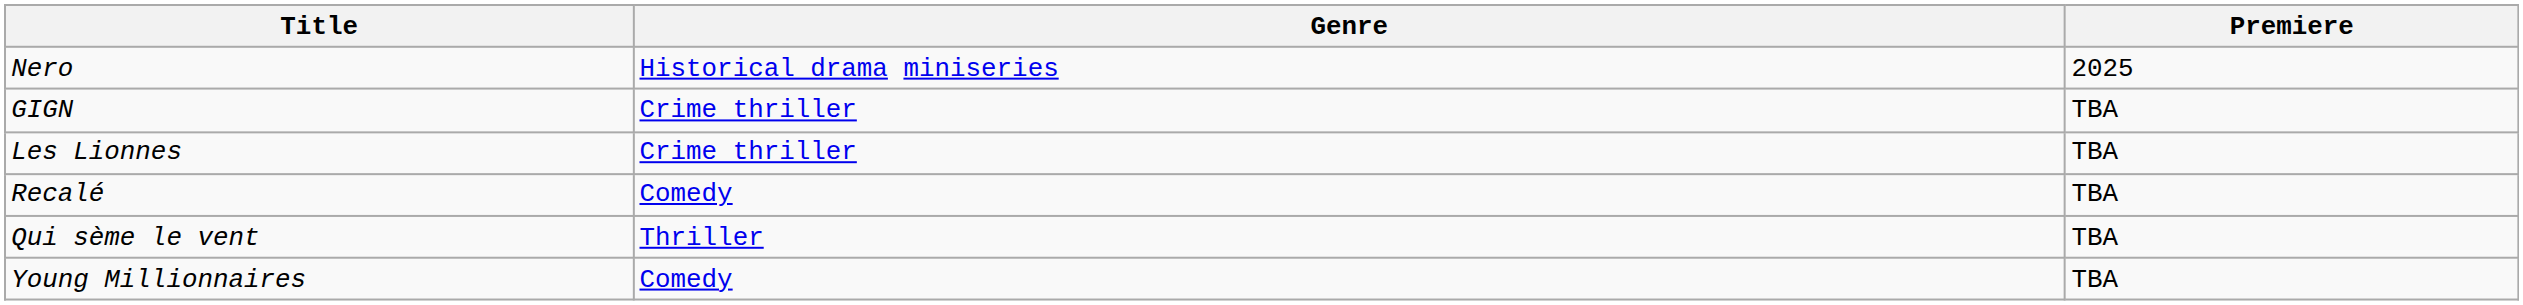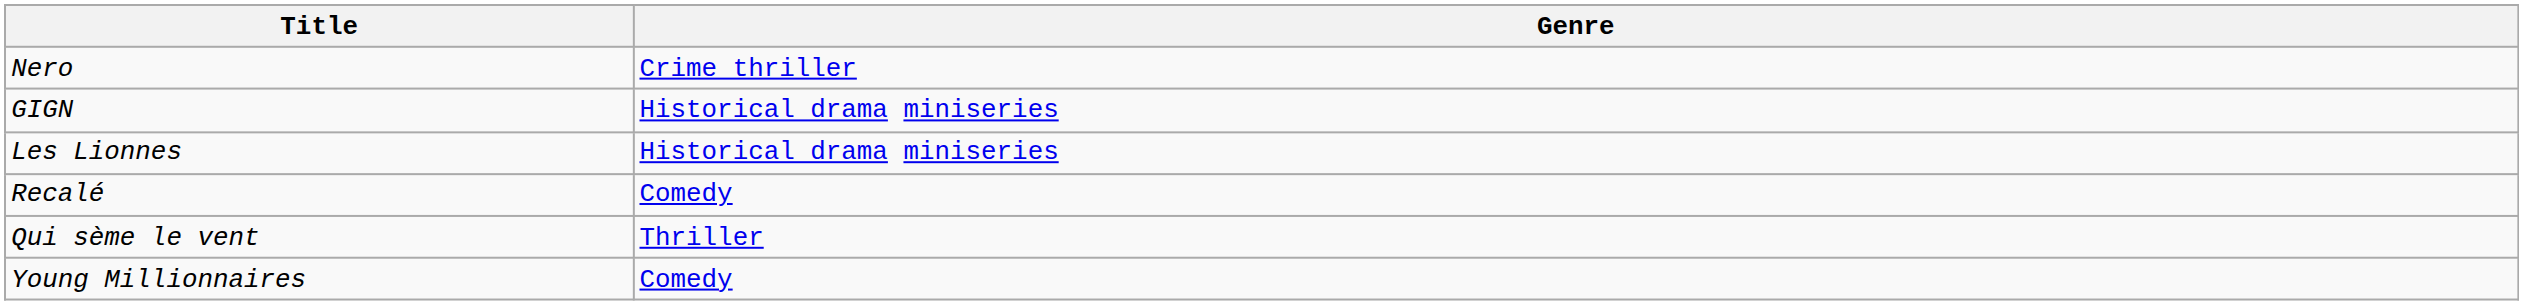- column: (2292, 26)
(849, 68) Historical drama miniseries -> (748, 68) Crime thriller
(748, 110) Crime thriller -> (849, 110) Historical drama miniseries
(748, 153) Crime thriller -> (849, 153) Historical drama miniseries
